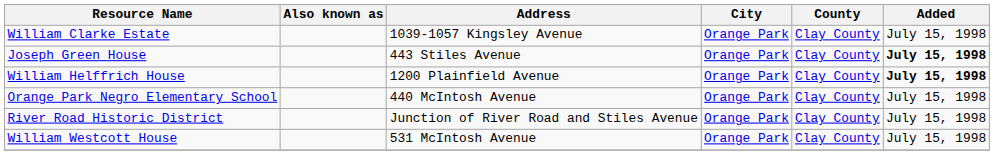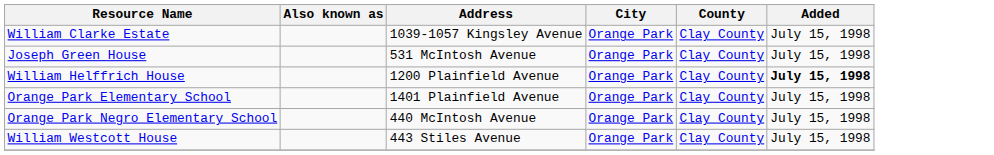(455, 57) 443 Stiles Avenue -> (463, 57) 531 McIntosh Avenue
(936, 57) bold -> (820, 57) normal
+ row: (119, 98)
- row: (115, 119)
(463, 140) 531 McIntosh Avenue -> (455, 140) 443 Stiles Avenue
